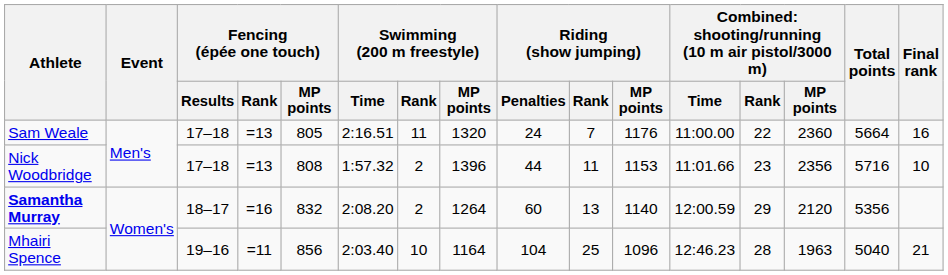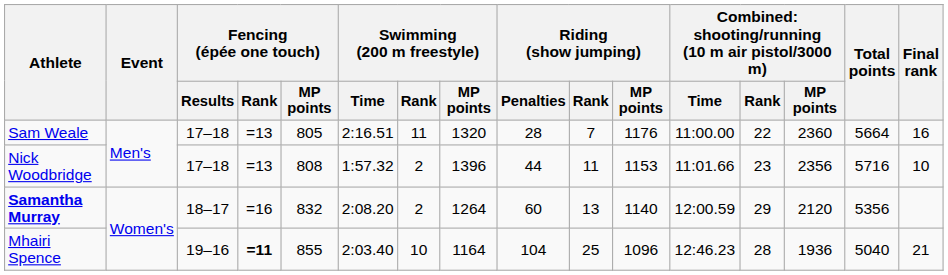(533, 133) 24 -> (533, 133) 28
(259, 250) normal -> (259, 250) bold
(309, 250) 856 -> (309, 250) 855
(815, 250) 1963 -> (815, 250) 1936
